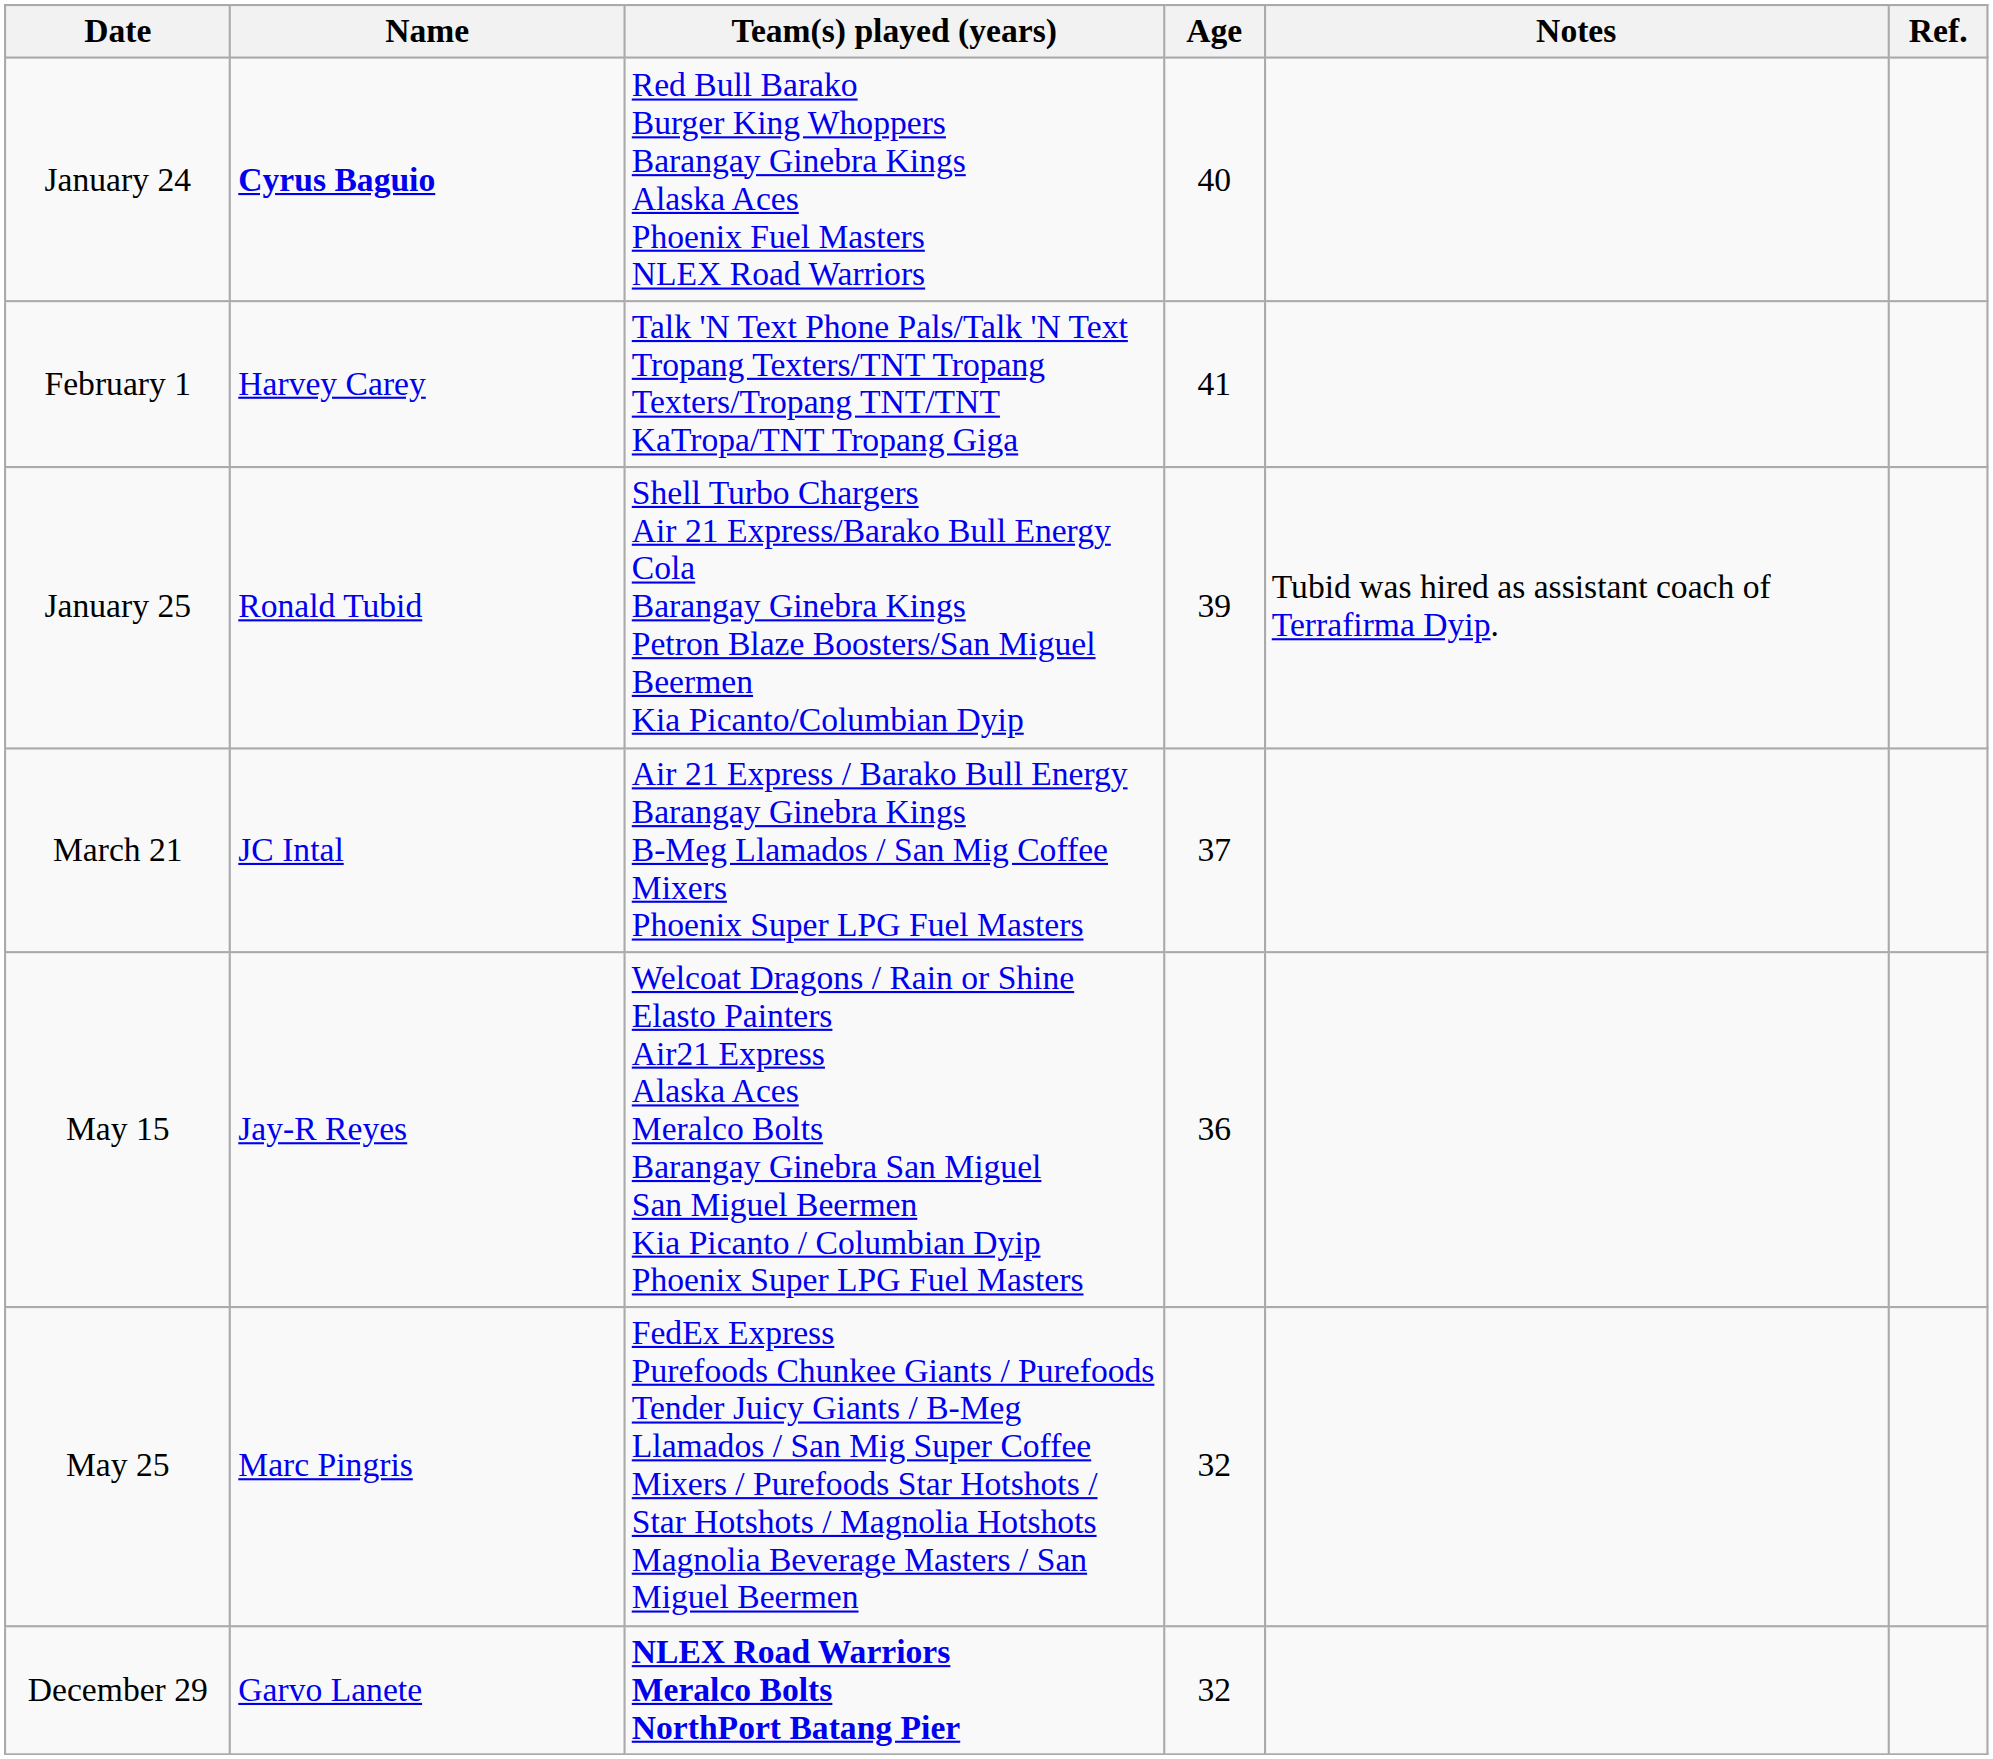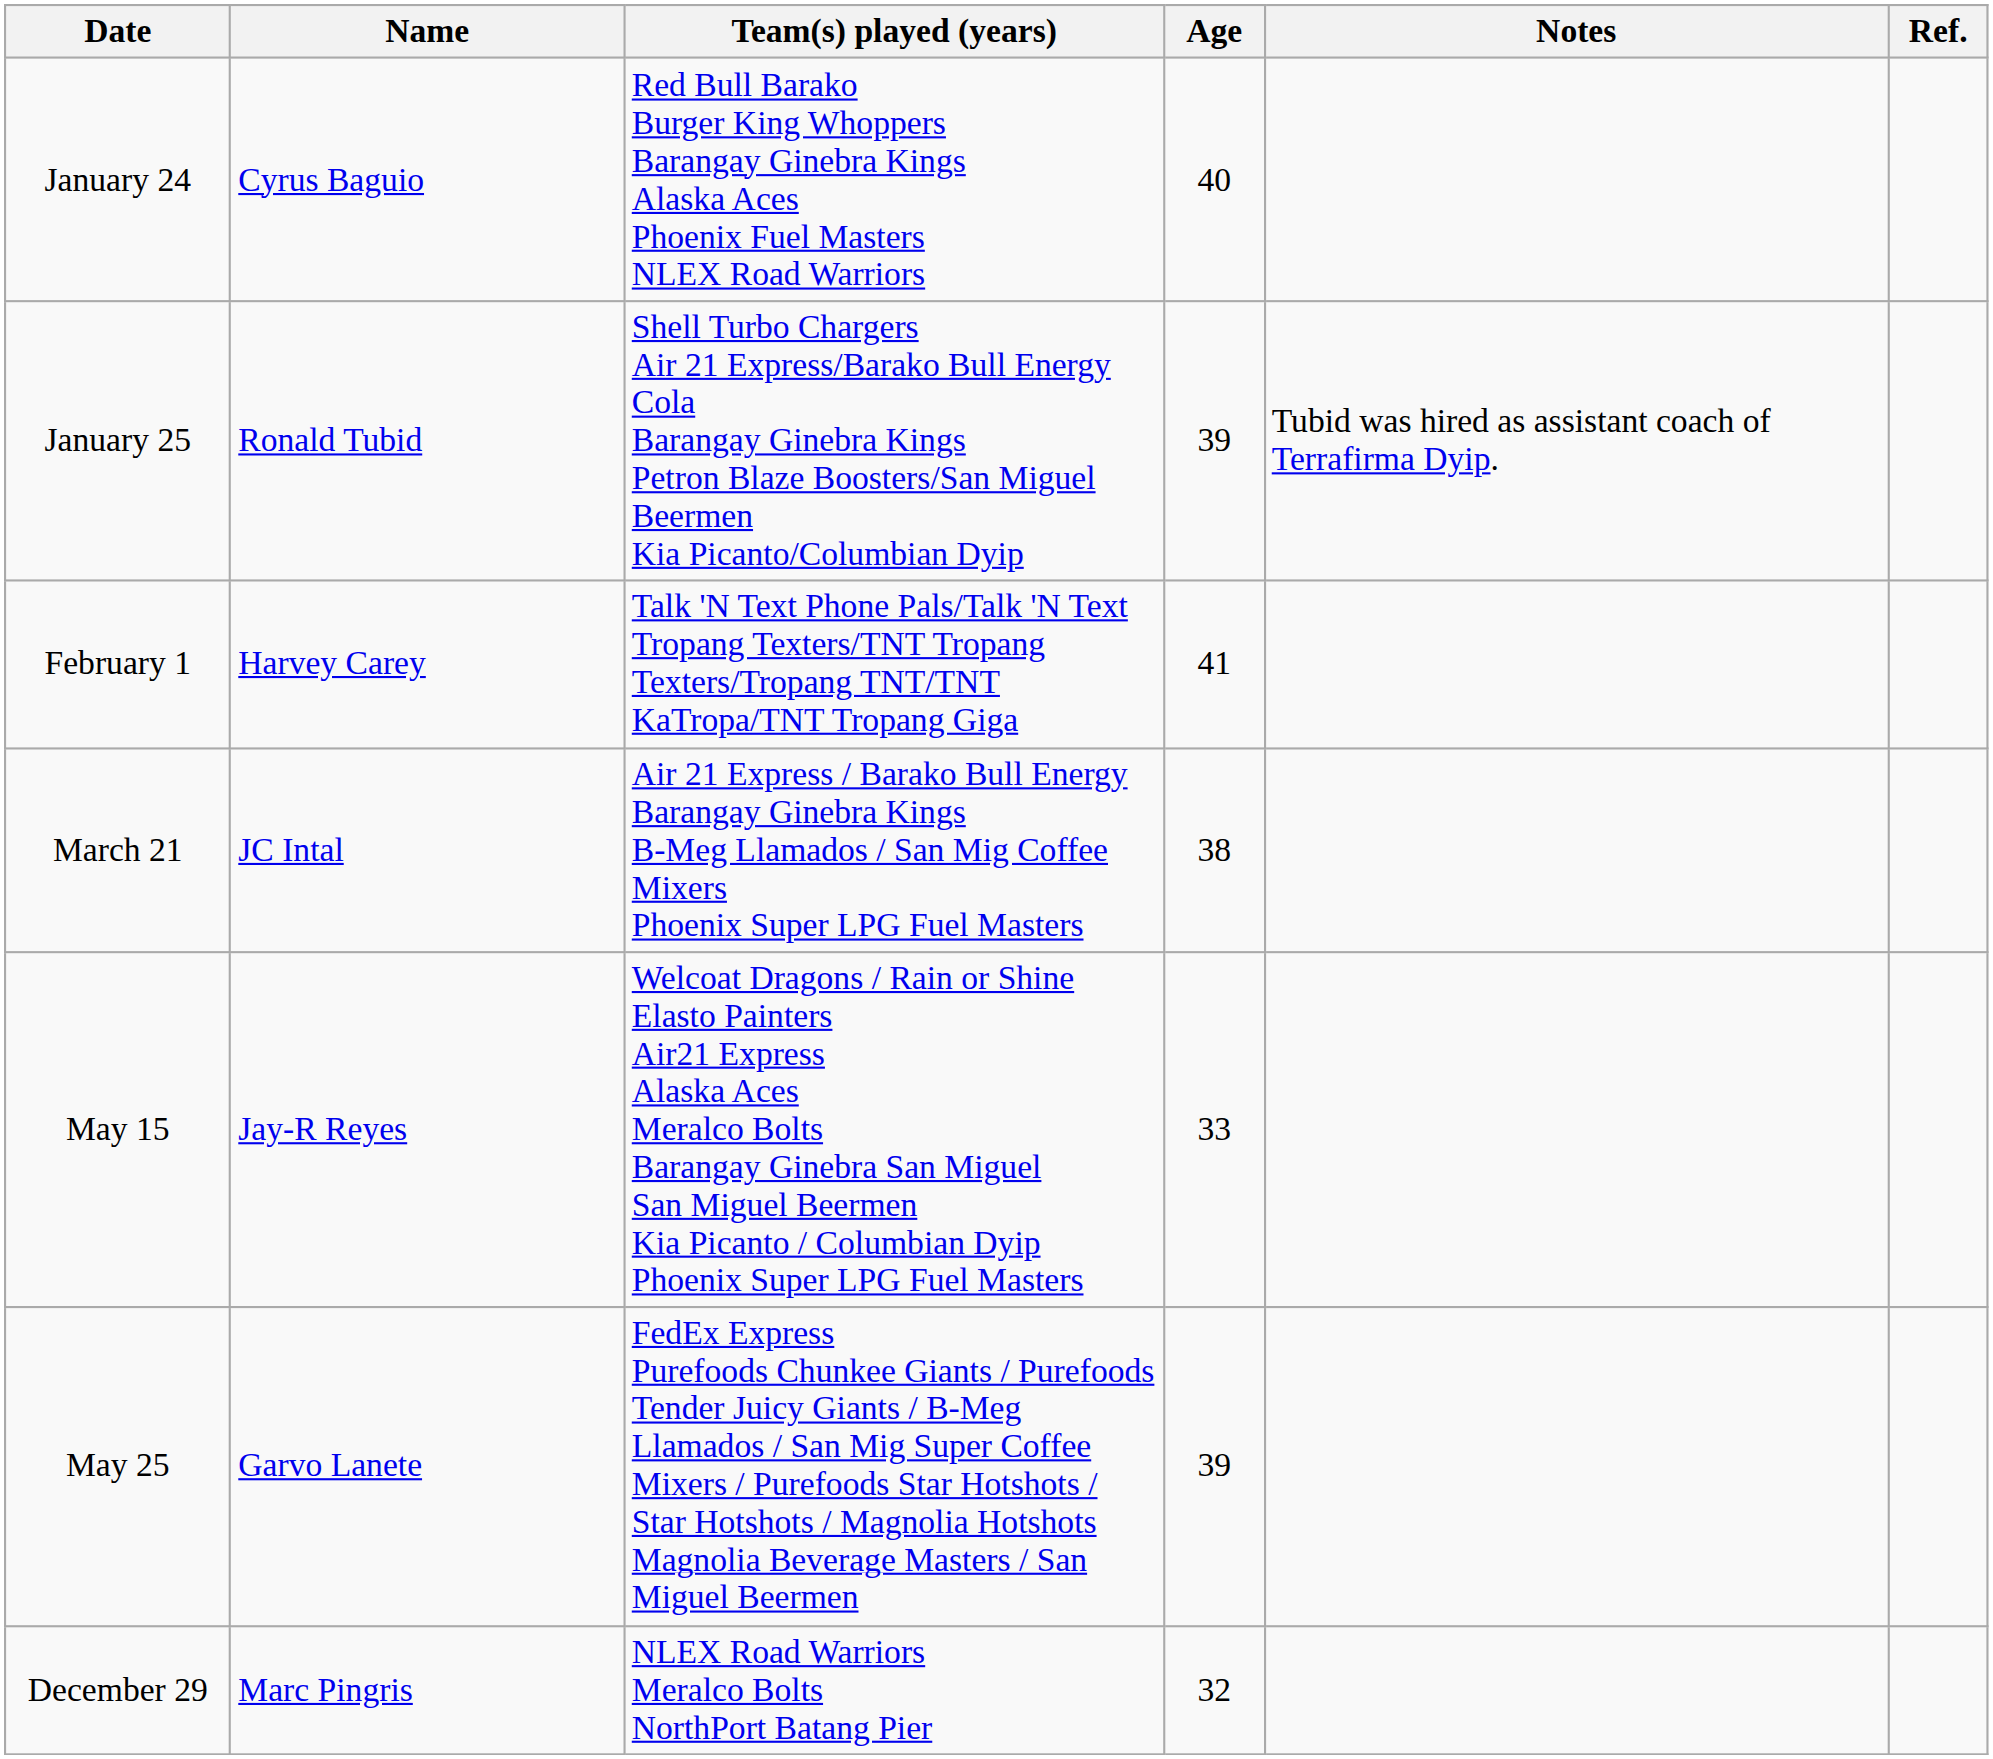(337, 178) bold -> (331, 178) normal
rows swapped: (118, 606) <-> (118, 383)
(1214, 849) 37 -> (1214, 849) 38
(1214, 1129) 36 -> (1214, 1129) 33
(326, 1465) Marc Pingris -> (330, 1465) Garvo Lanete
(1214, 1465) 32 -> (1214, 1465) 39
(330, 1689) Garvo Lanete -> (326, 1689) Marc Pingris
(796, 1689) bold -> (782, 1689) normal
